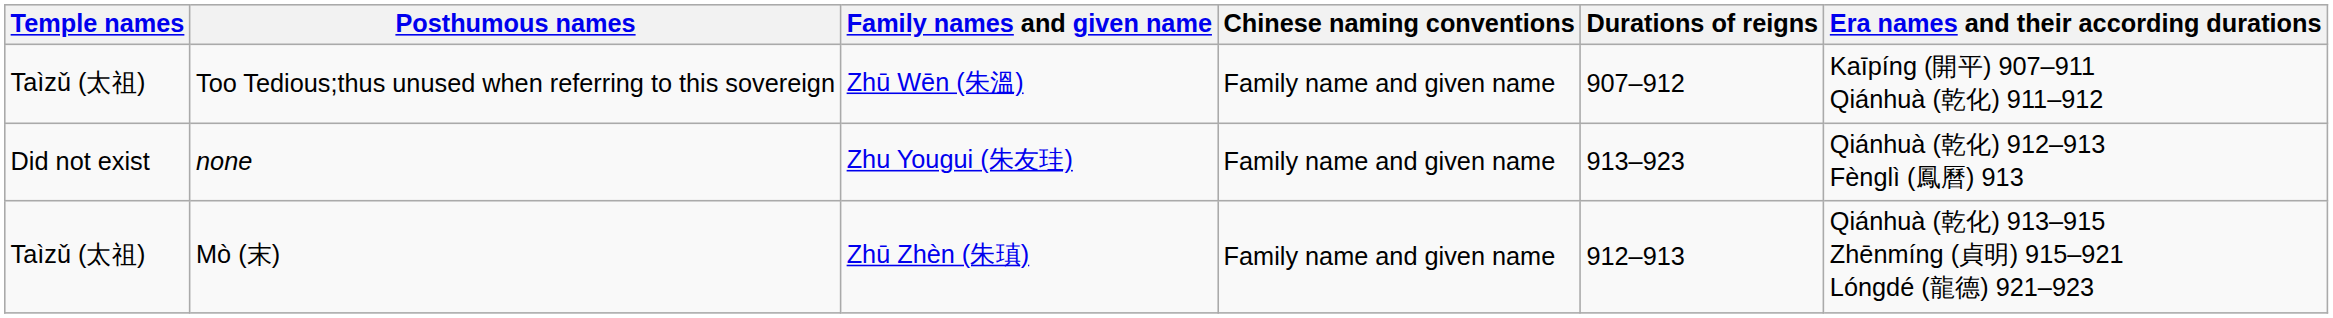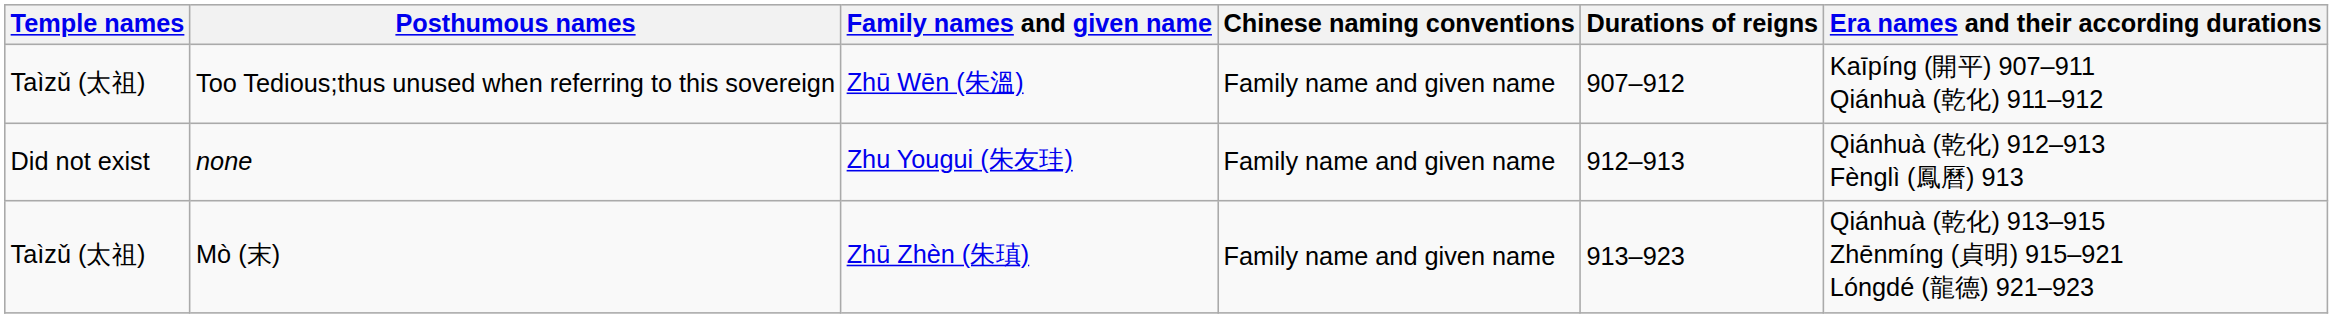(1636, 161) 913–923 -> (1636, 161) 912–913
(1636, 256) 912–913 -> (1636, 256) 913–923
